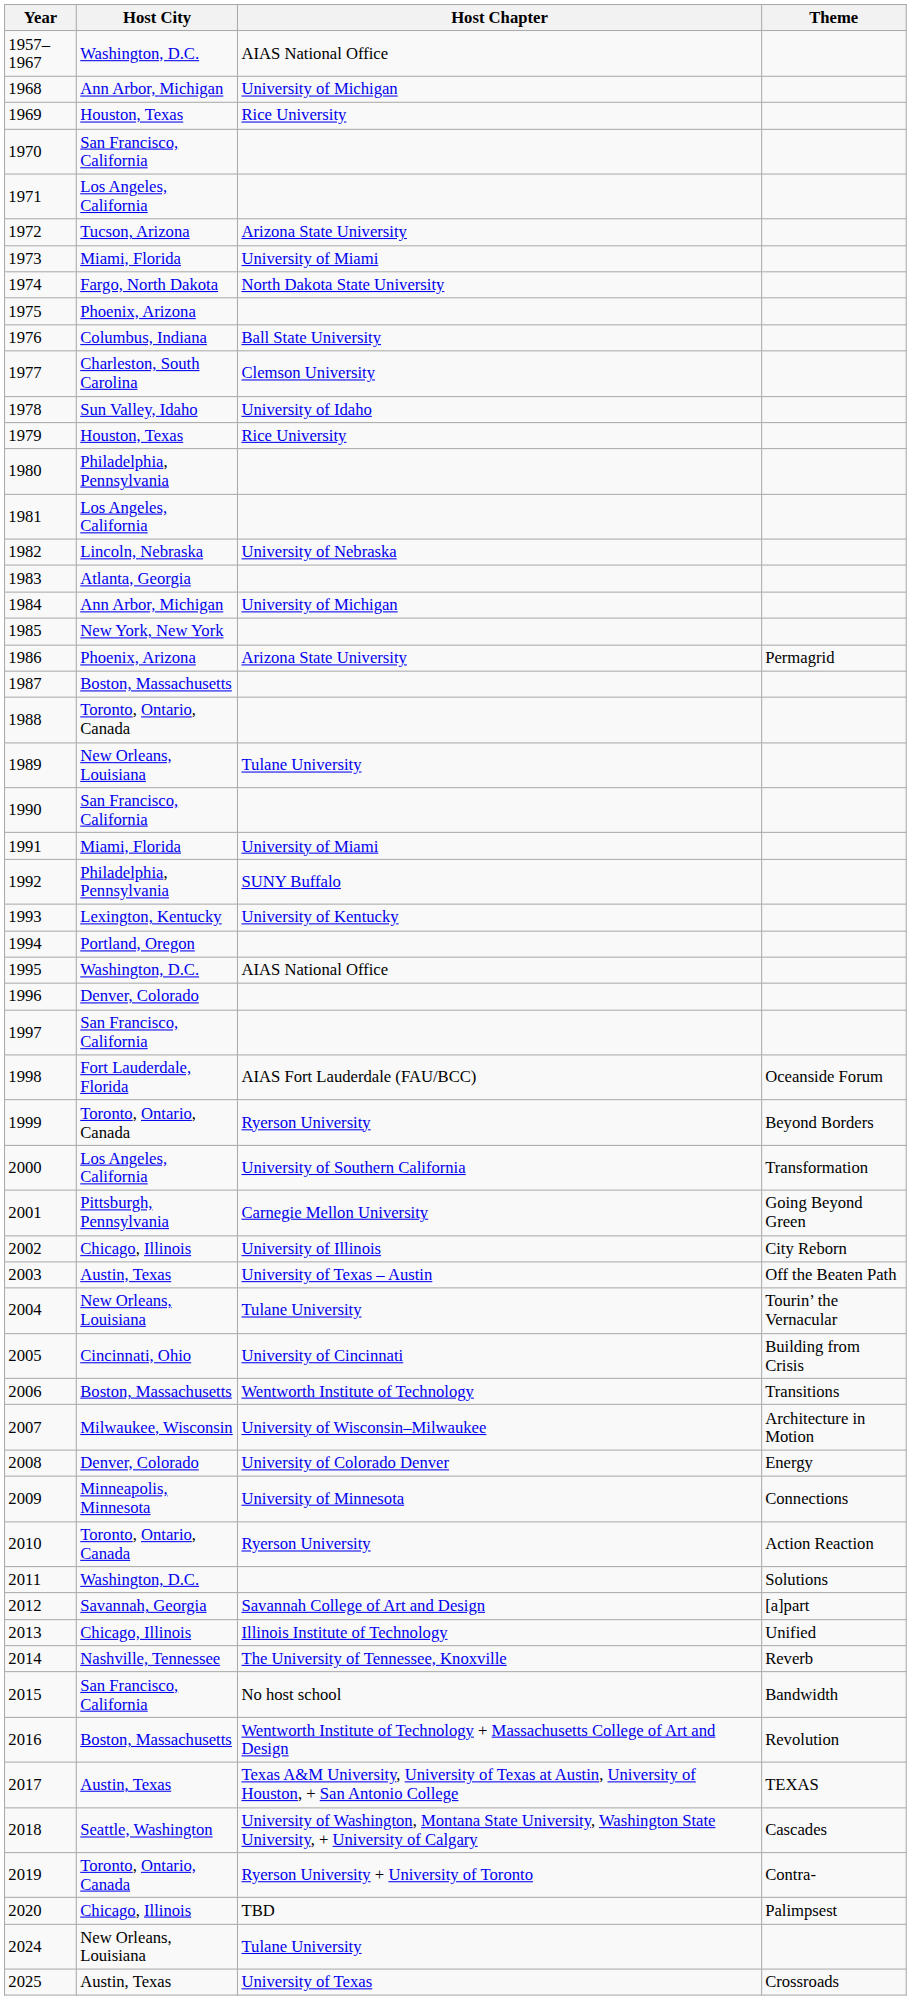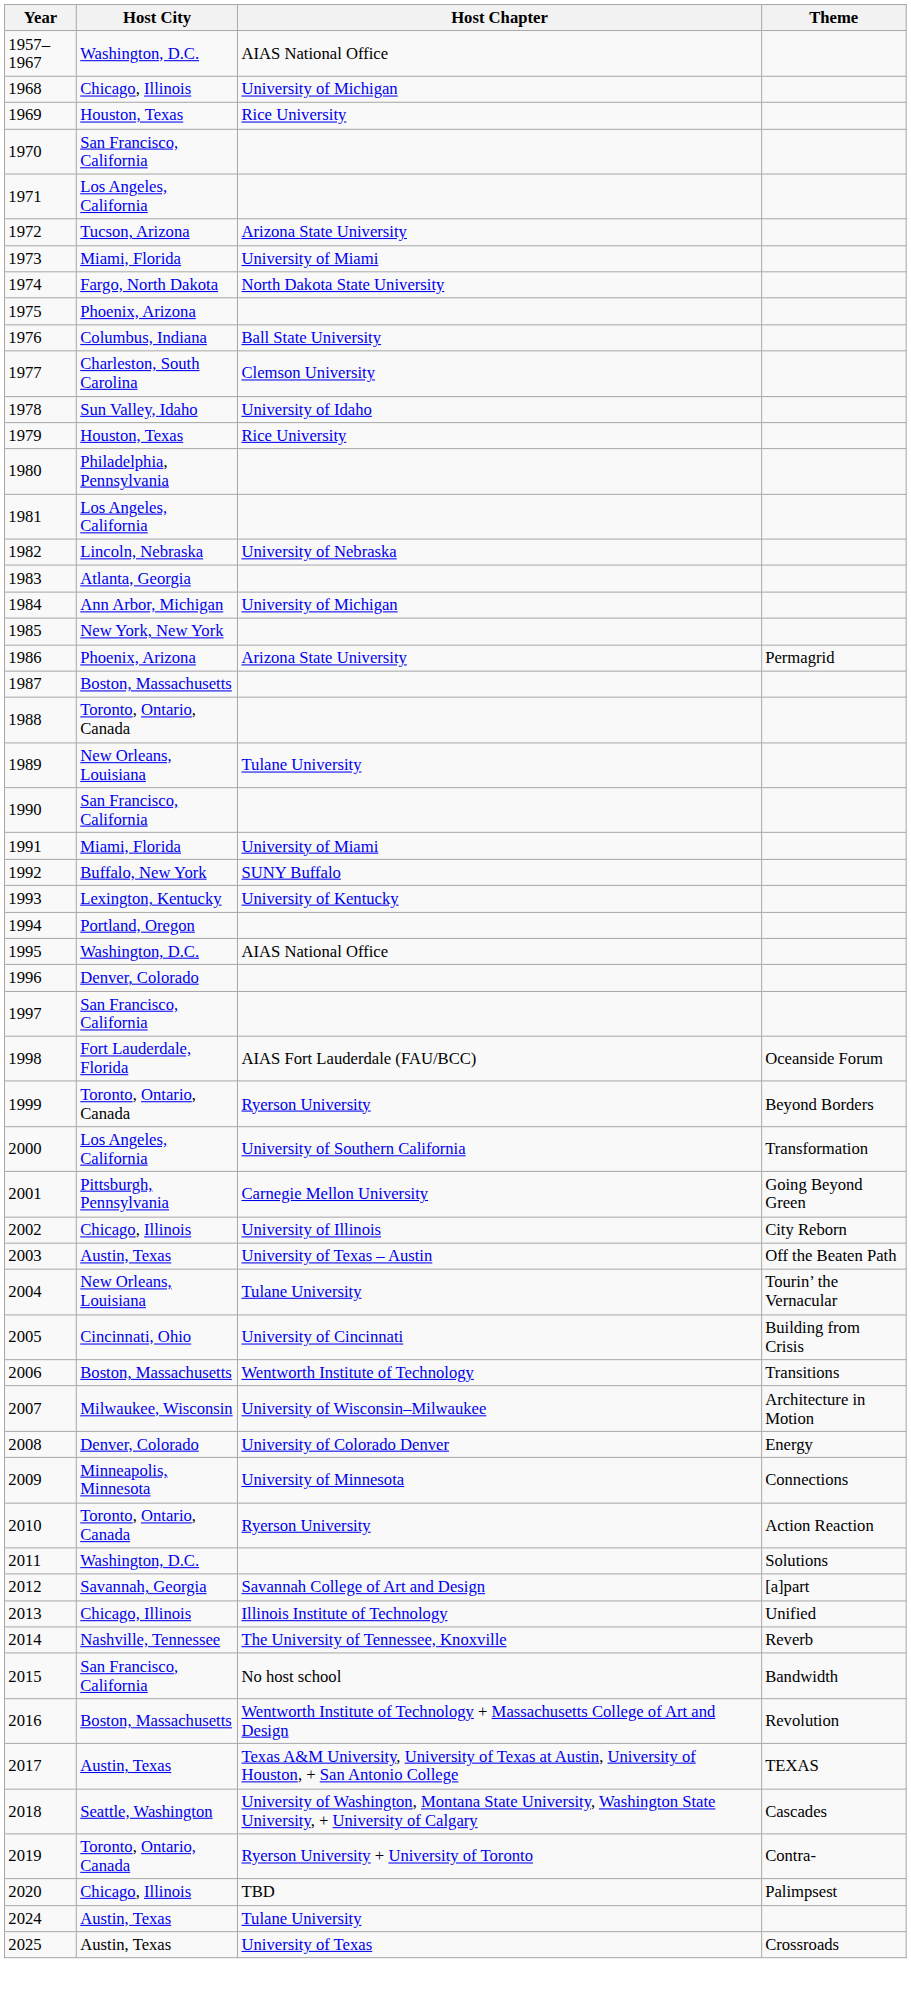(152, 89) Ann Arbor, Michigan -> (136, 89) Chicago, Illinois
(125, 881) Philadelphia, Pennsylvania -> (143, 872) Buffalo, New York
(126, 1946) New Orleans, Louisiana -> (126, 1918) Austin, Texas
